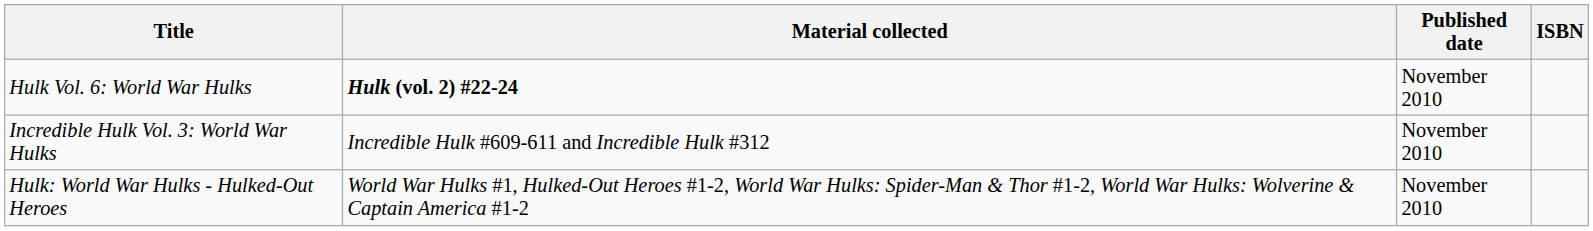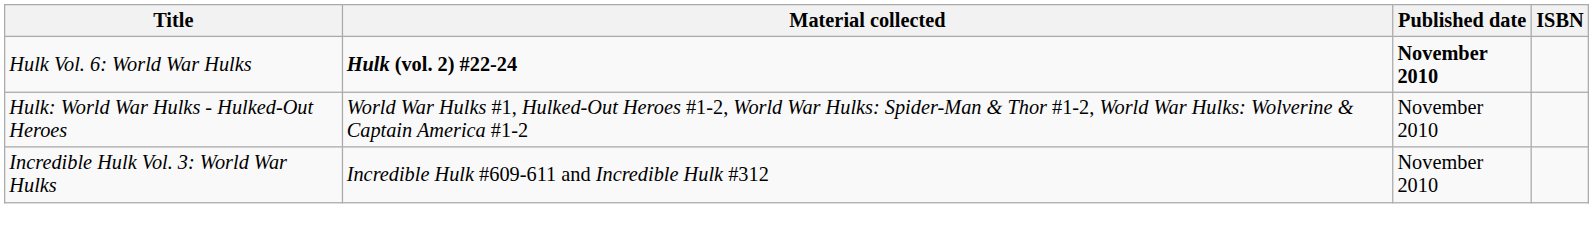(1444, 87) normal -> (1442, 64) bold
rows swapped: (148, 142) <-> (161, 197)
